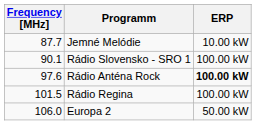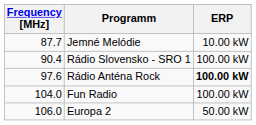(51, 59) 90.1 -> (51, 59) 90.4
- row: (100, 94)
+ row: (92, 94)
